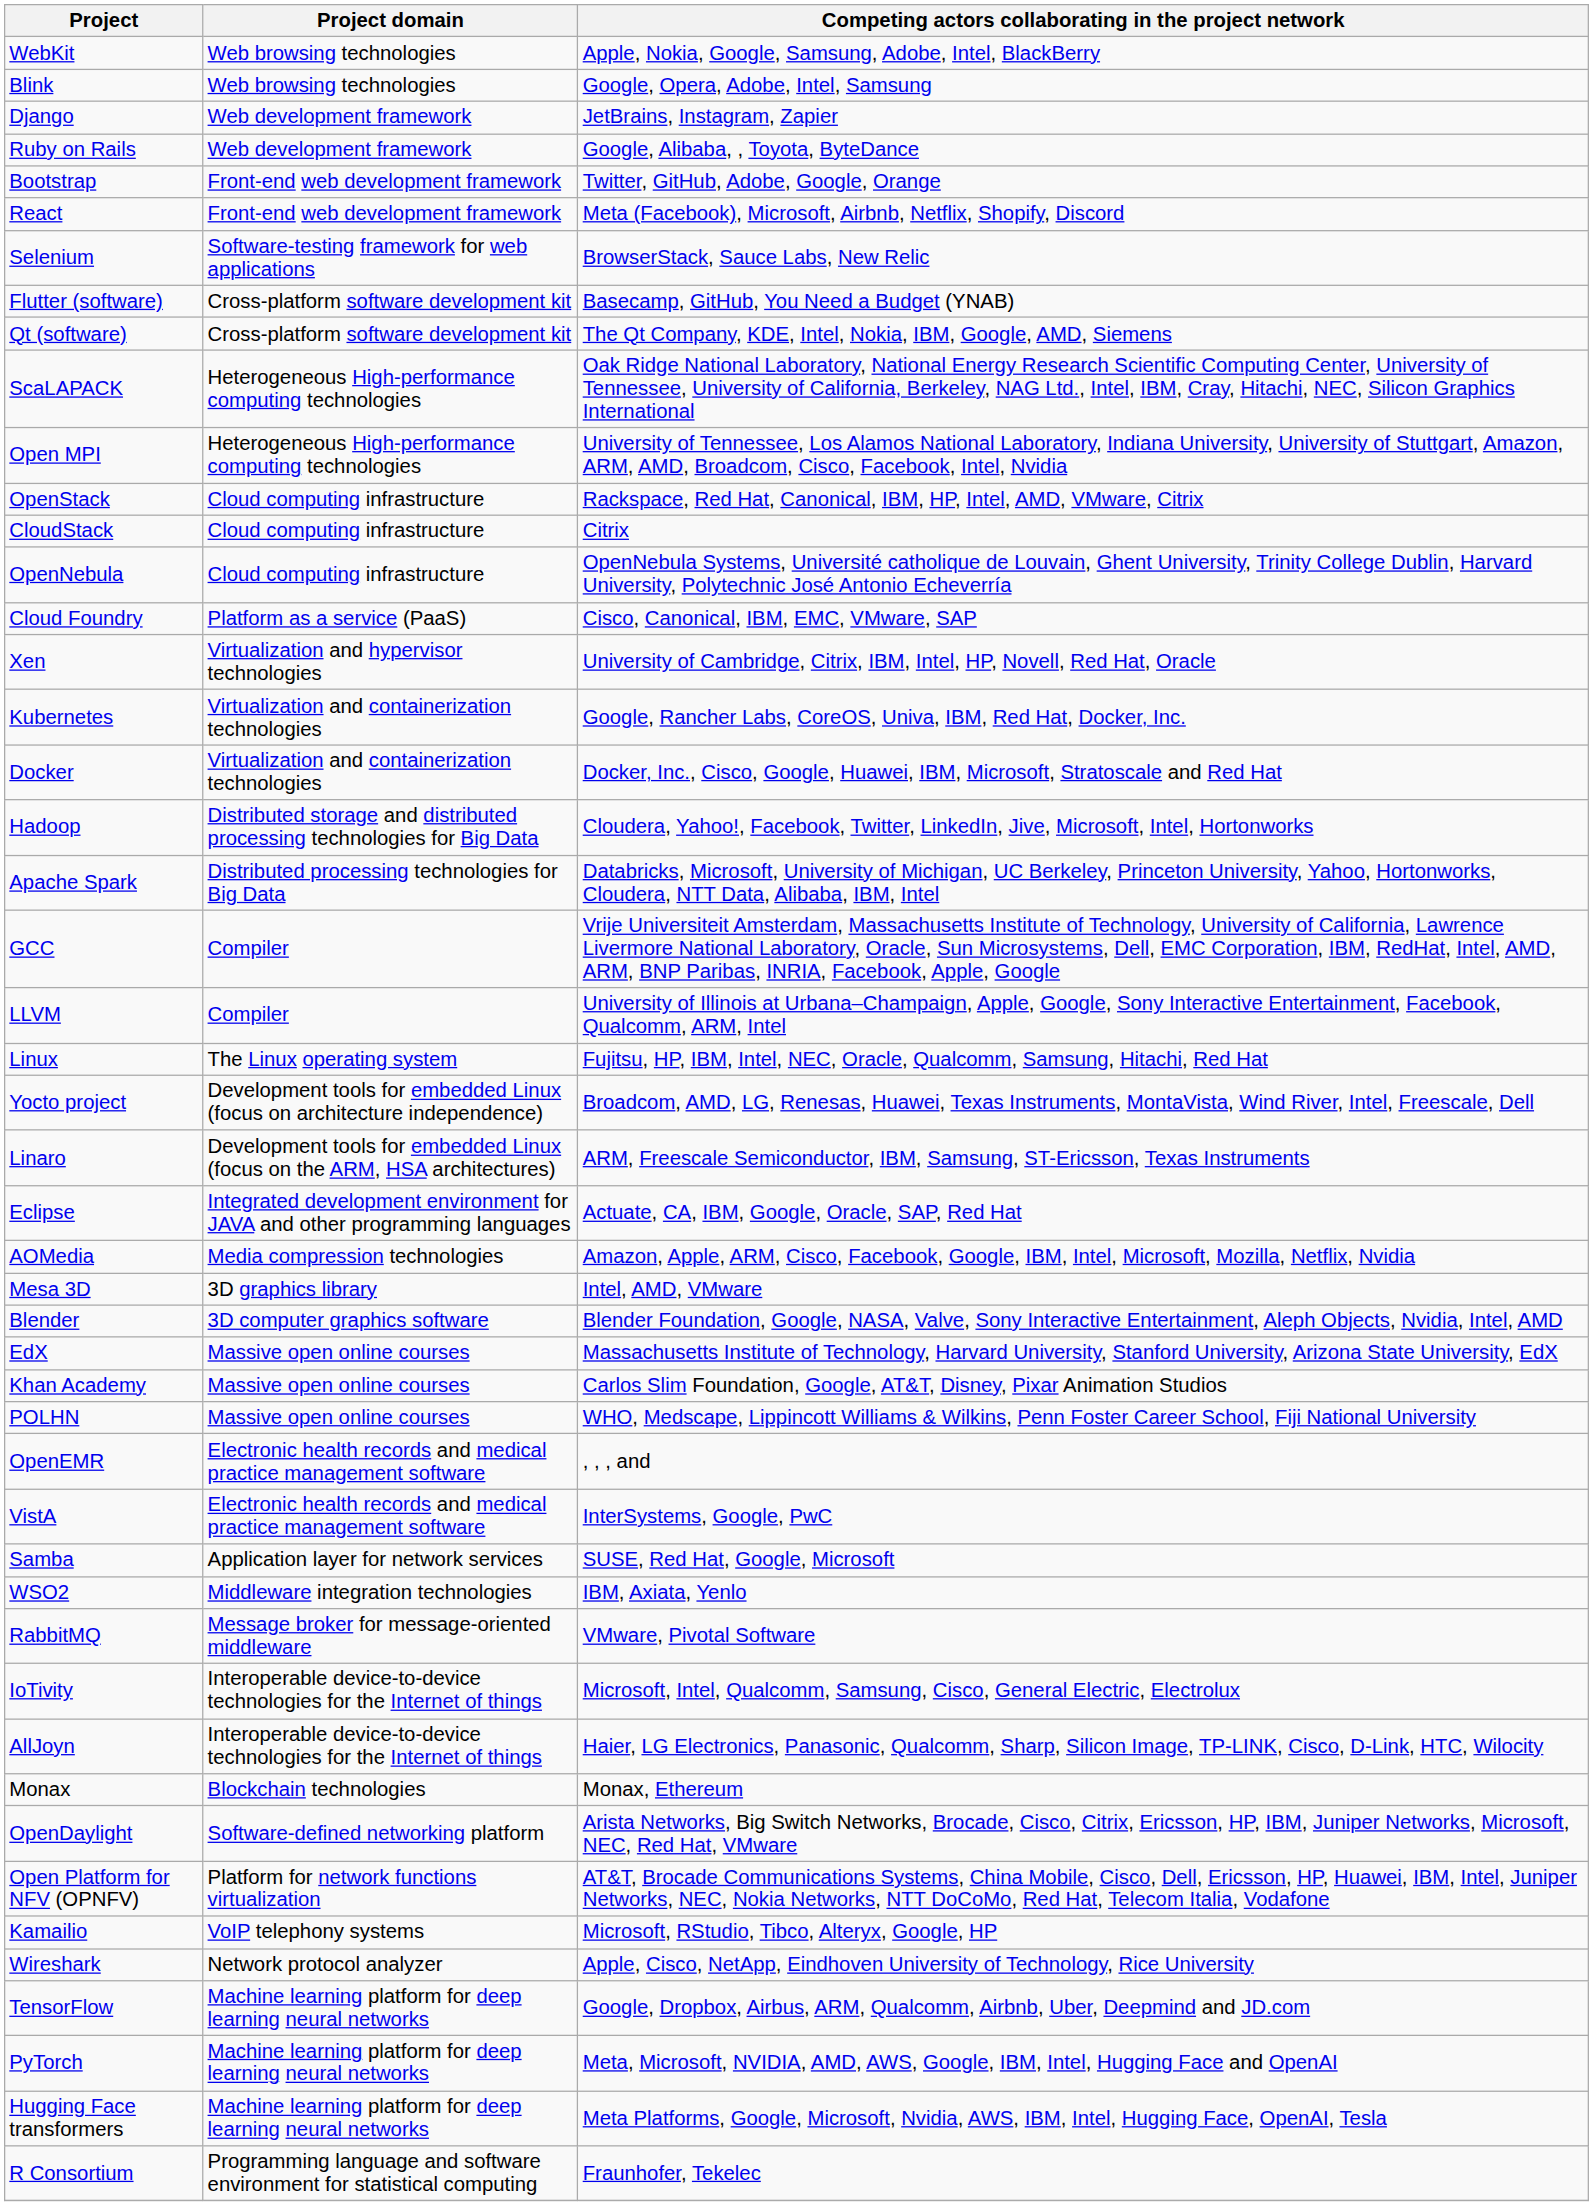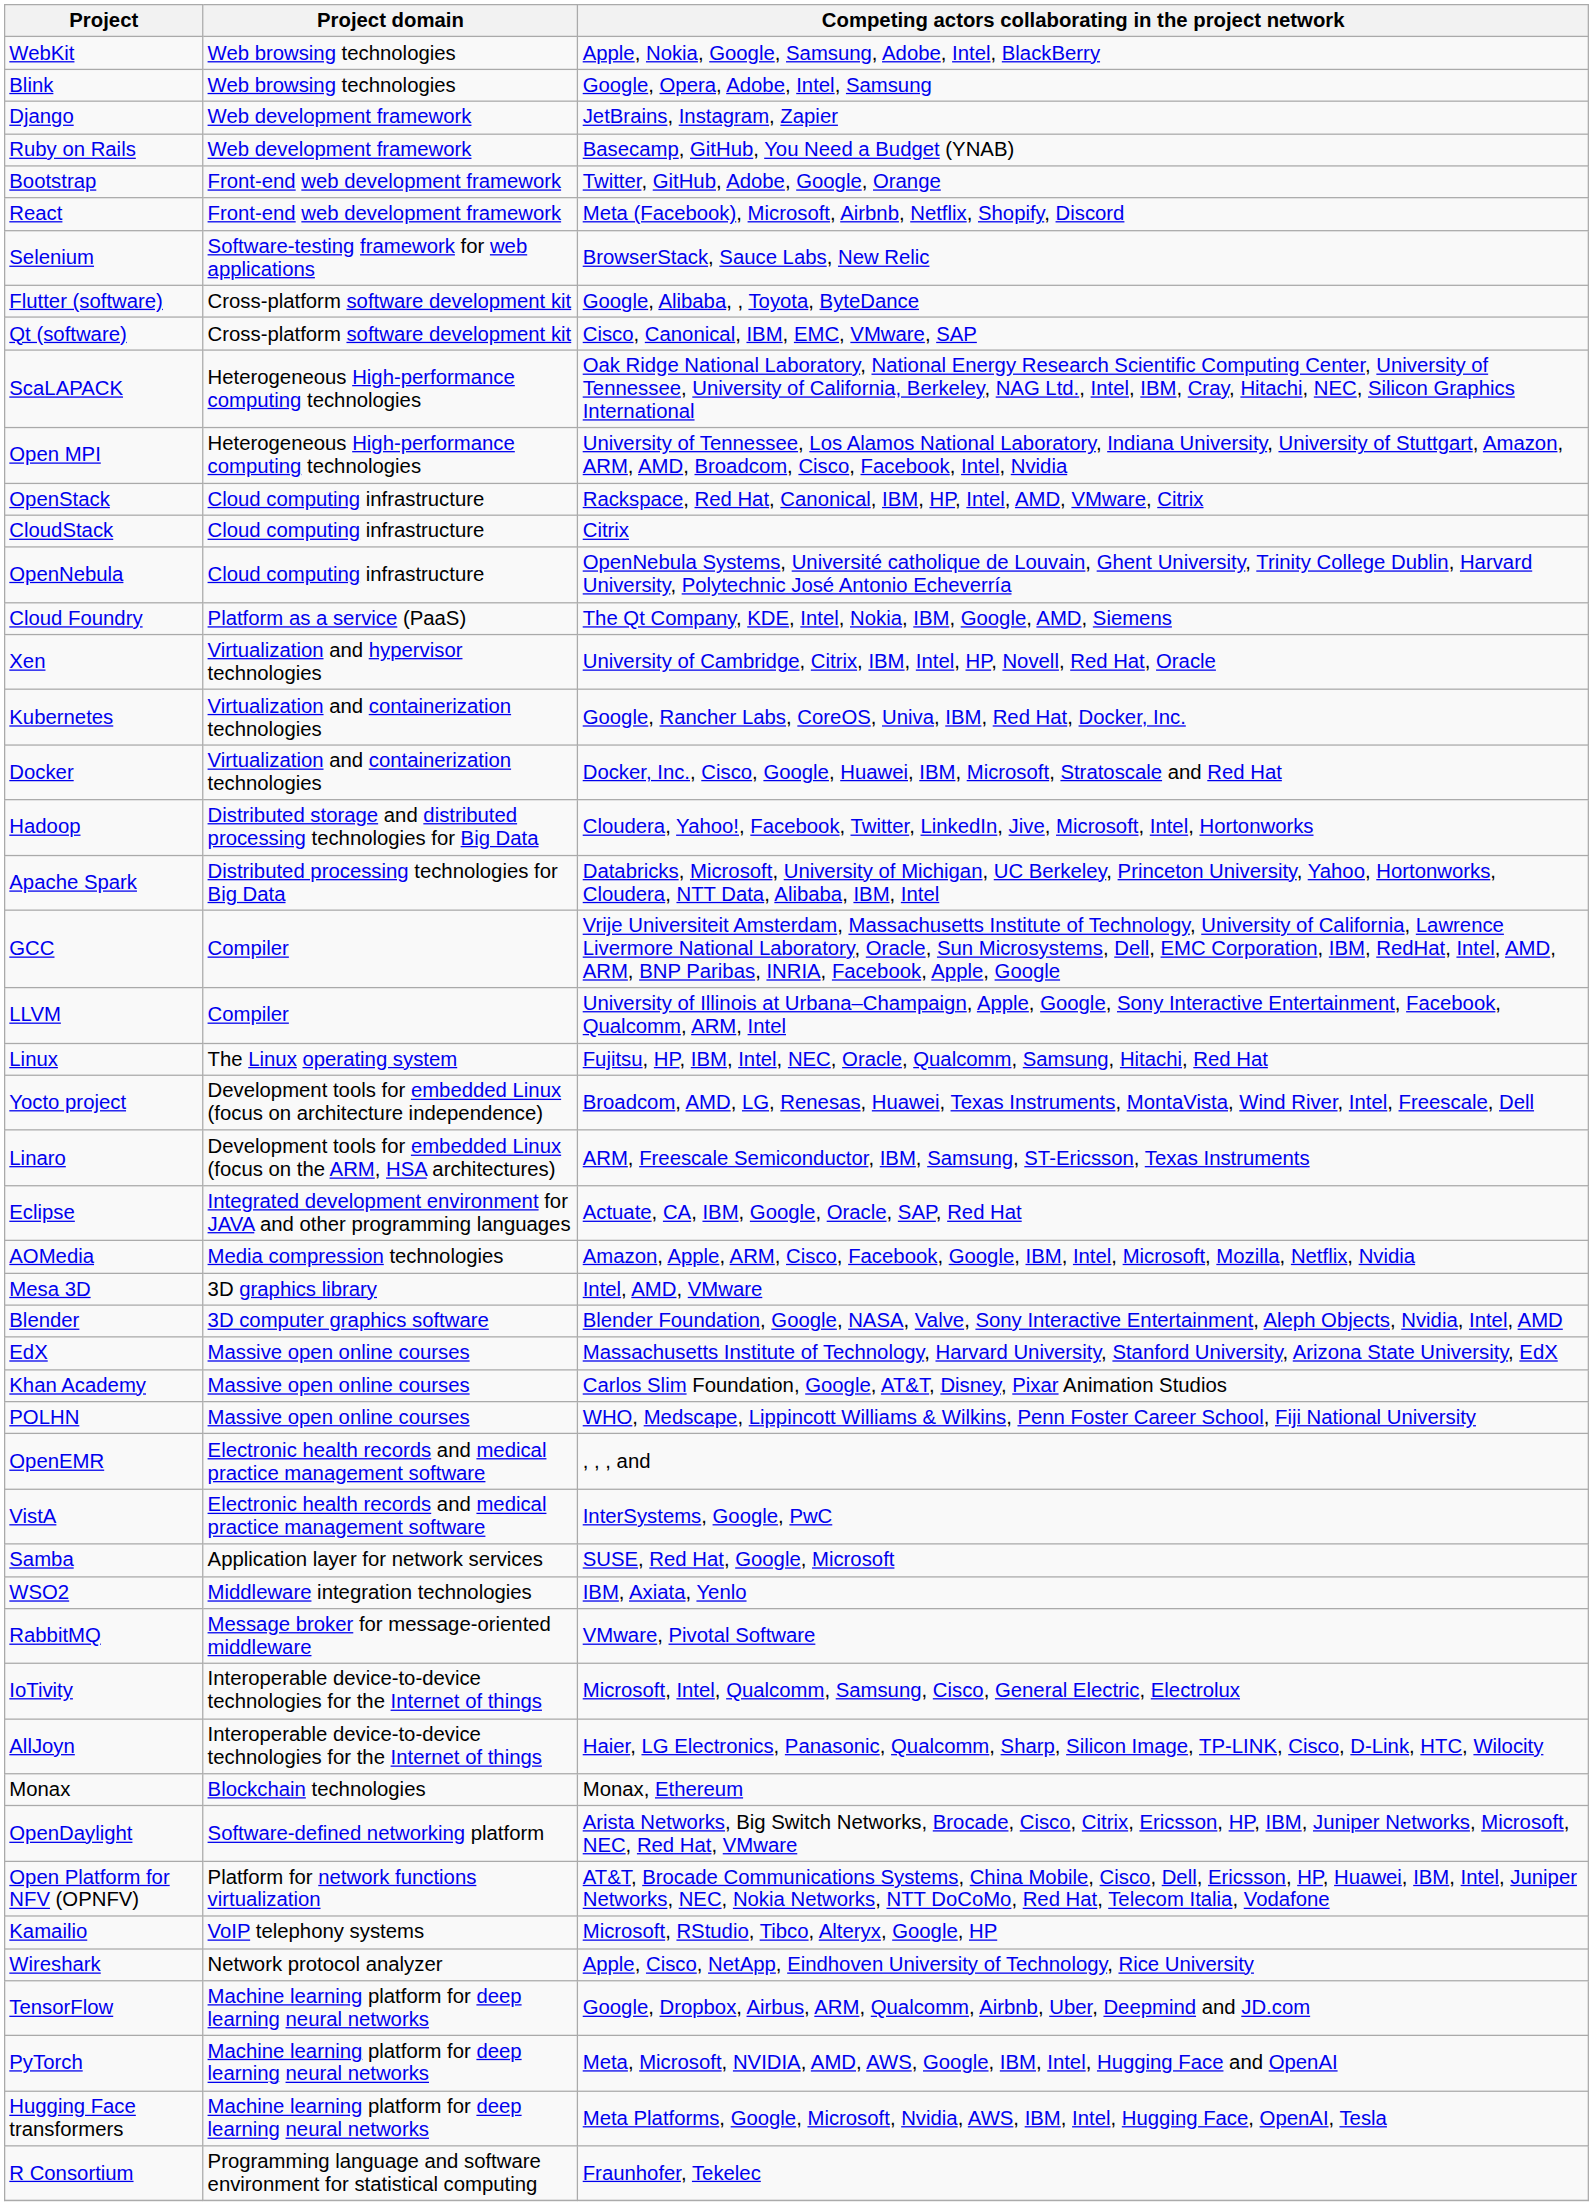(751, 149) Google, Alibaba, , Toyota, ByteDance -> (798, 149) Basecamp, GitHub, You Need a Budget (YNAB)
(798, 301) Basecamp, GitHub, You Need a Budget (YNAB) -> (751, 301) Google, Alibaba, , Toyota, ByteDance
(877, 333) The Qt Company, KDE, Intel, Nokia, IBM, Google, AMD, Siemens -> (780, 333) Cisco, Canonical, IBM, EMC, VMware, SAP
(780, 618) Cisco, Canonical, IBM, EMC, VMware, SAP -> (877, 618) The Qt Company, KDE, Intel, Nokia, IBM, Google, AMD, Siemens
